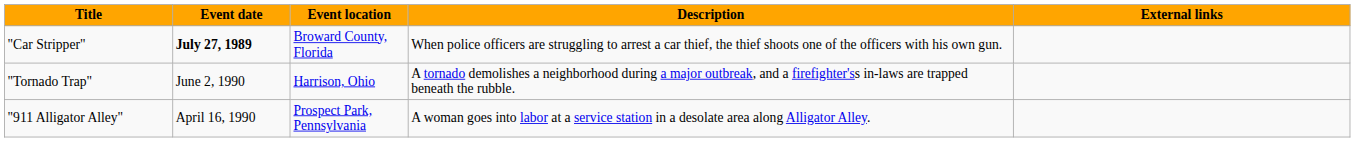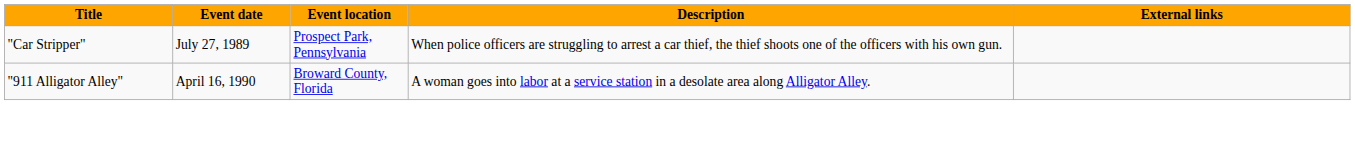(214, 44) bold -> (213, 44) normal
(340, 44) Broward County, Florida -> (333, 44) Prospect Park, Pennsylvania
- row: (50, 81)
(333, 118) Prospect Park, Pennsylvania -> (340, 81) Broward County, Florida
